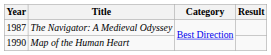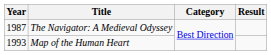(16, 43) 1990 -> (16, 43) 1993
